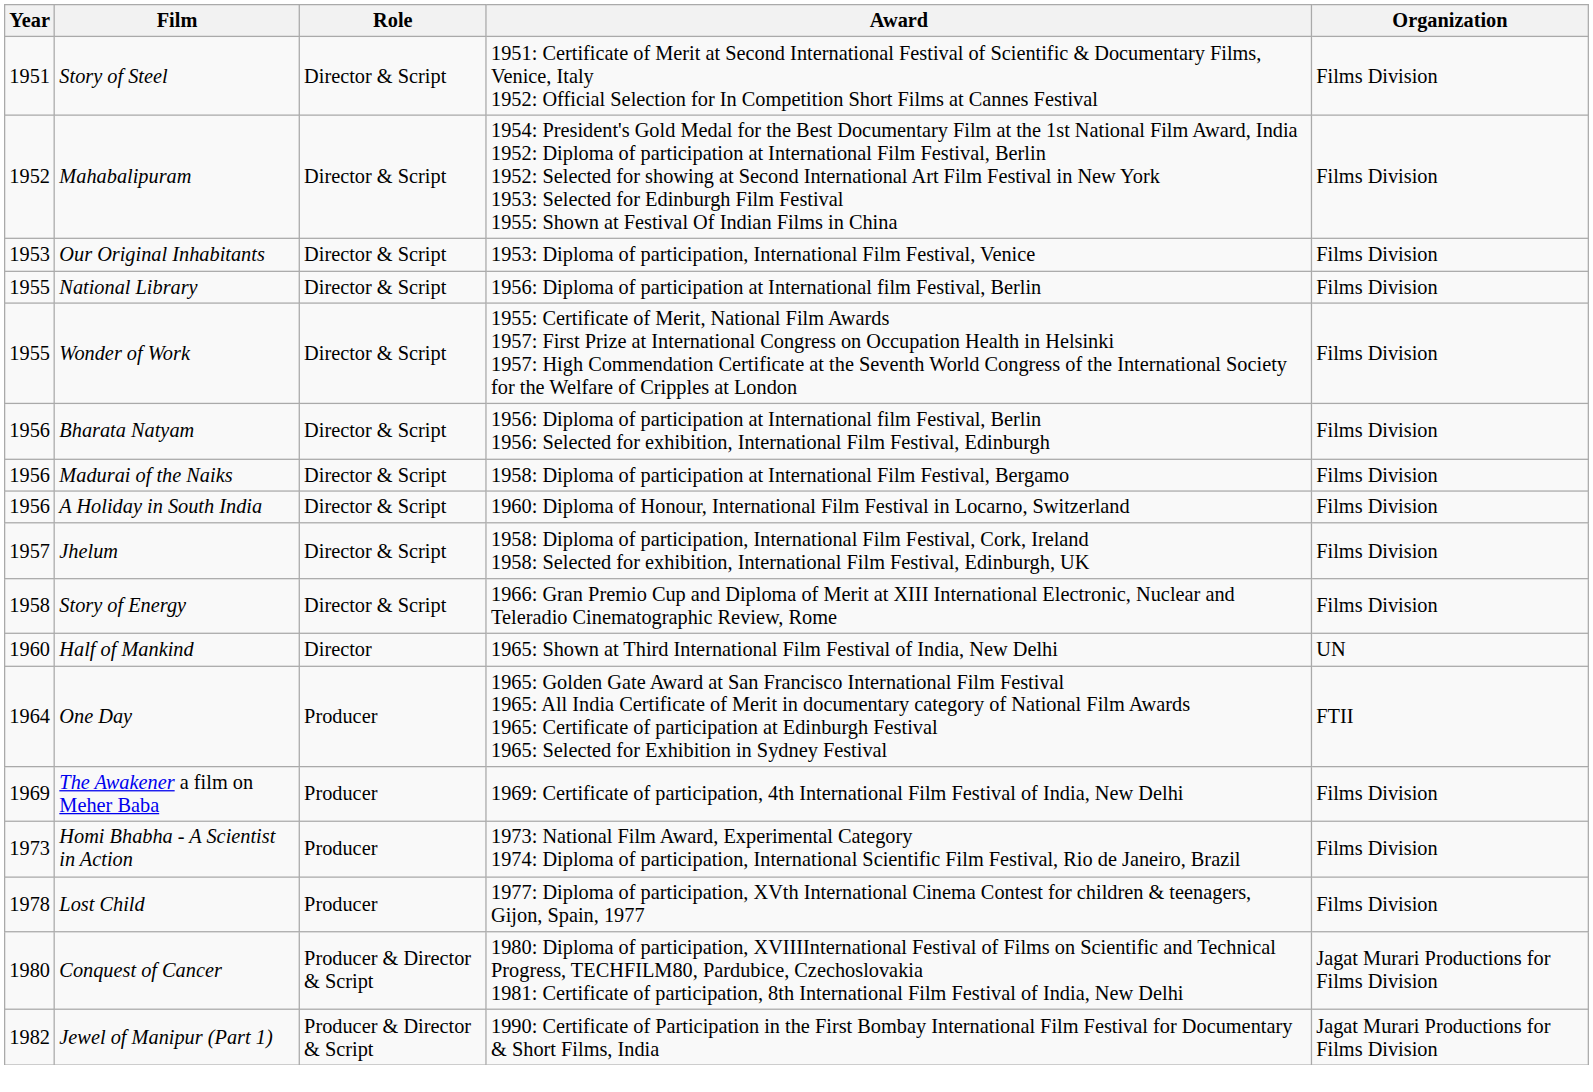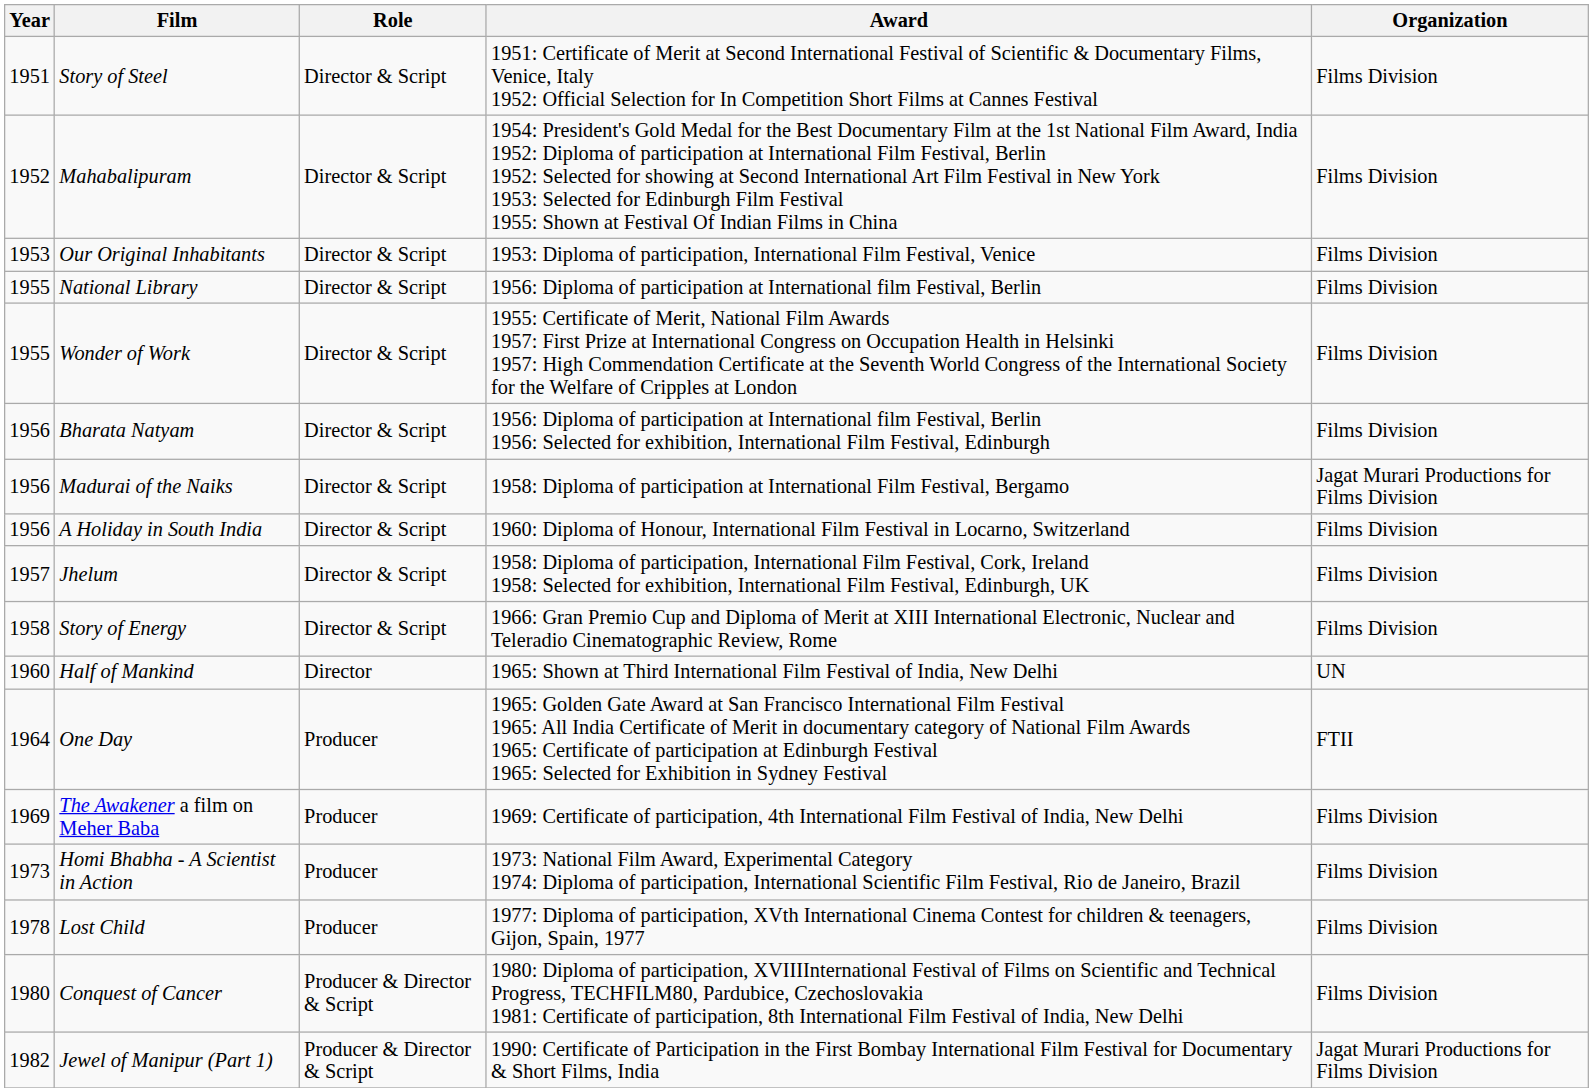(1377, 474) Films Division -> (1433, 486) Jagat Murari Productions for Films Division
(1433, 970) Jagat Murari Productions for Films Division -> (1377, 993) Films Division
